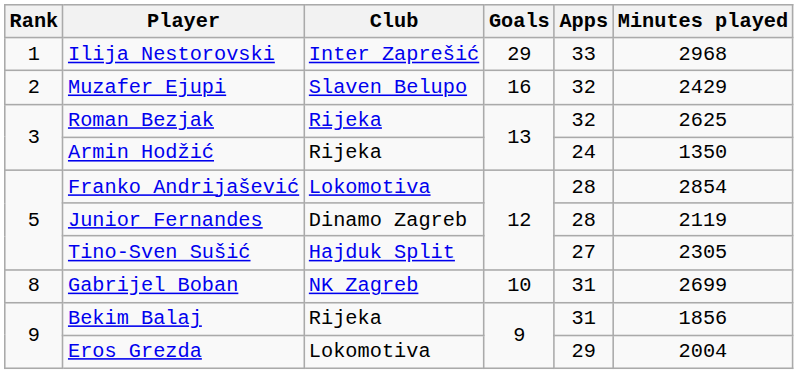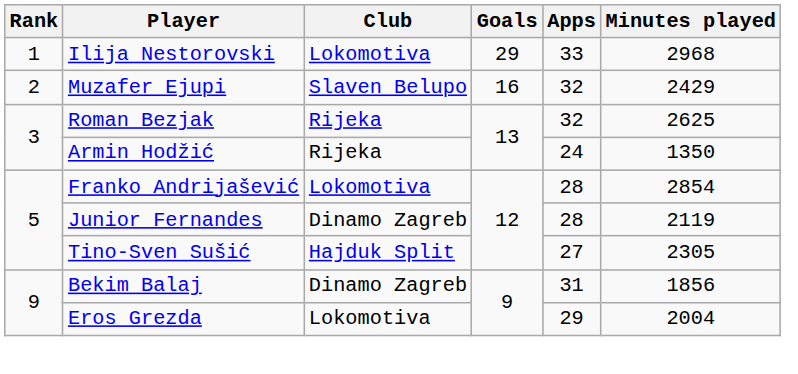(394, 54) Inter Zaprešić -> (370, 54) Lokomotiva
- row: (153, 286)
(345, 319) Rijeka -> (388, 286) Dinamo Zagreb
